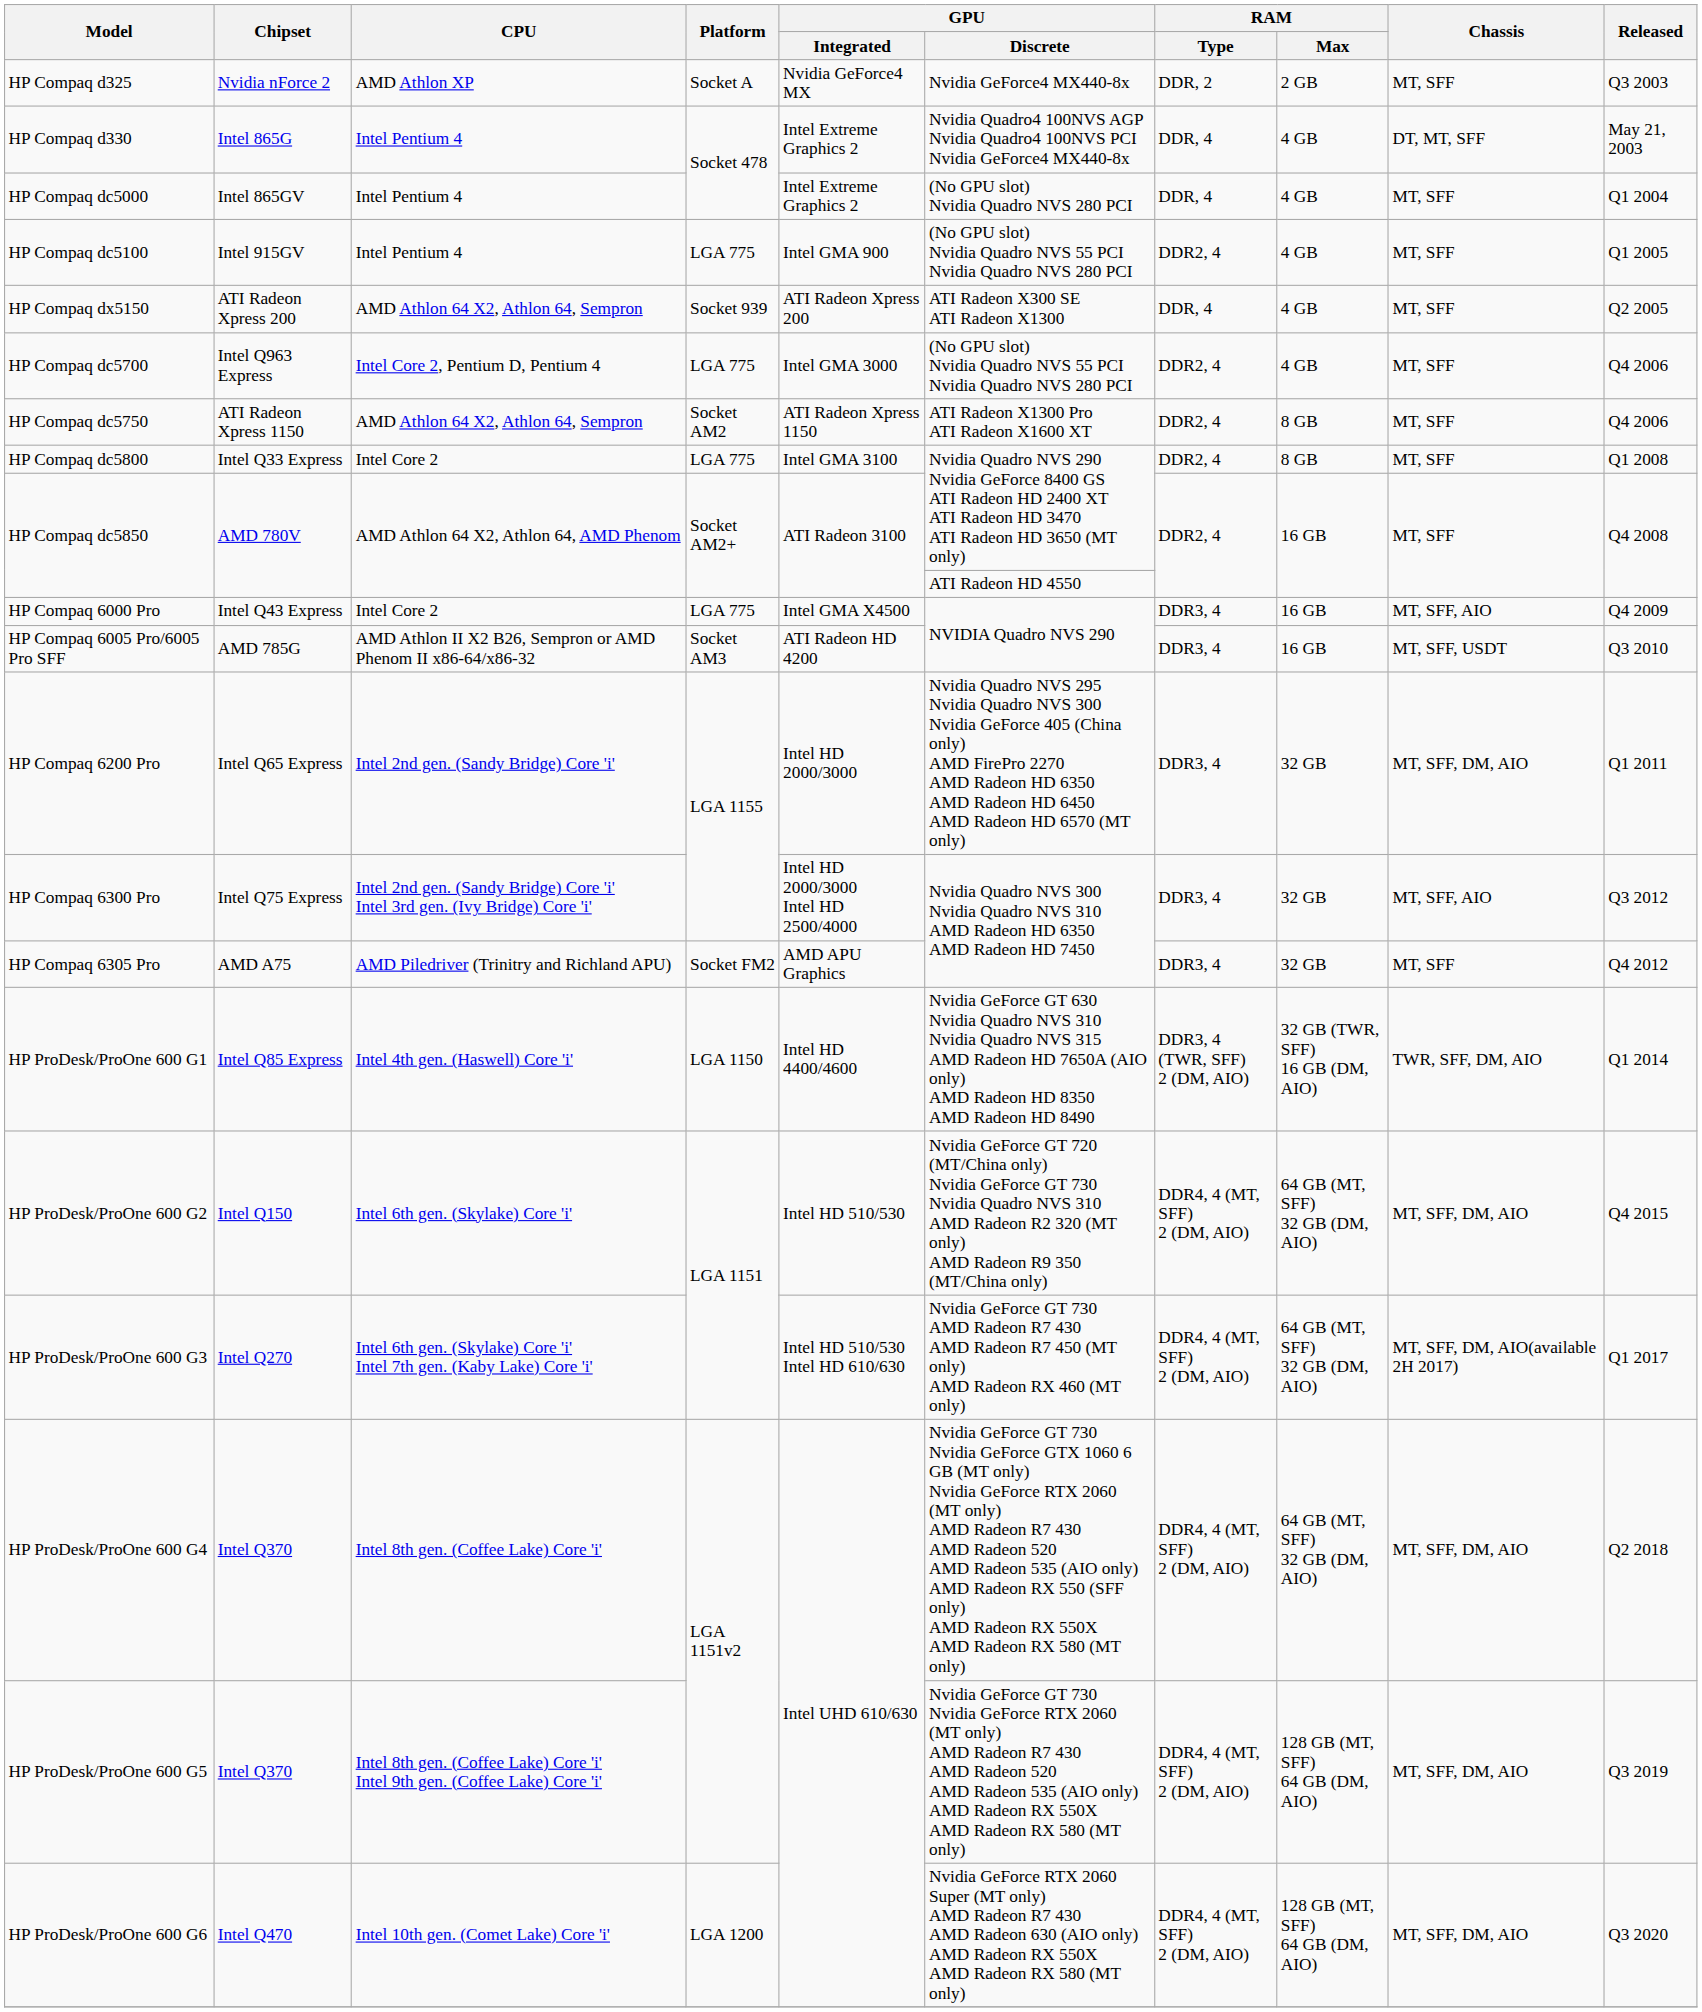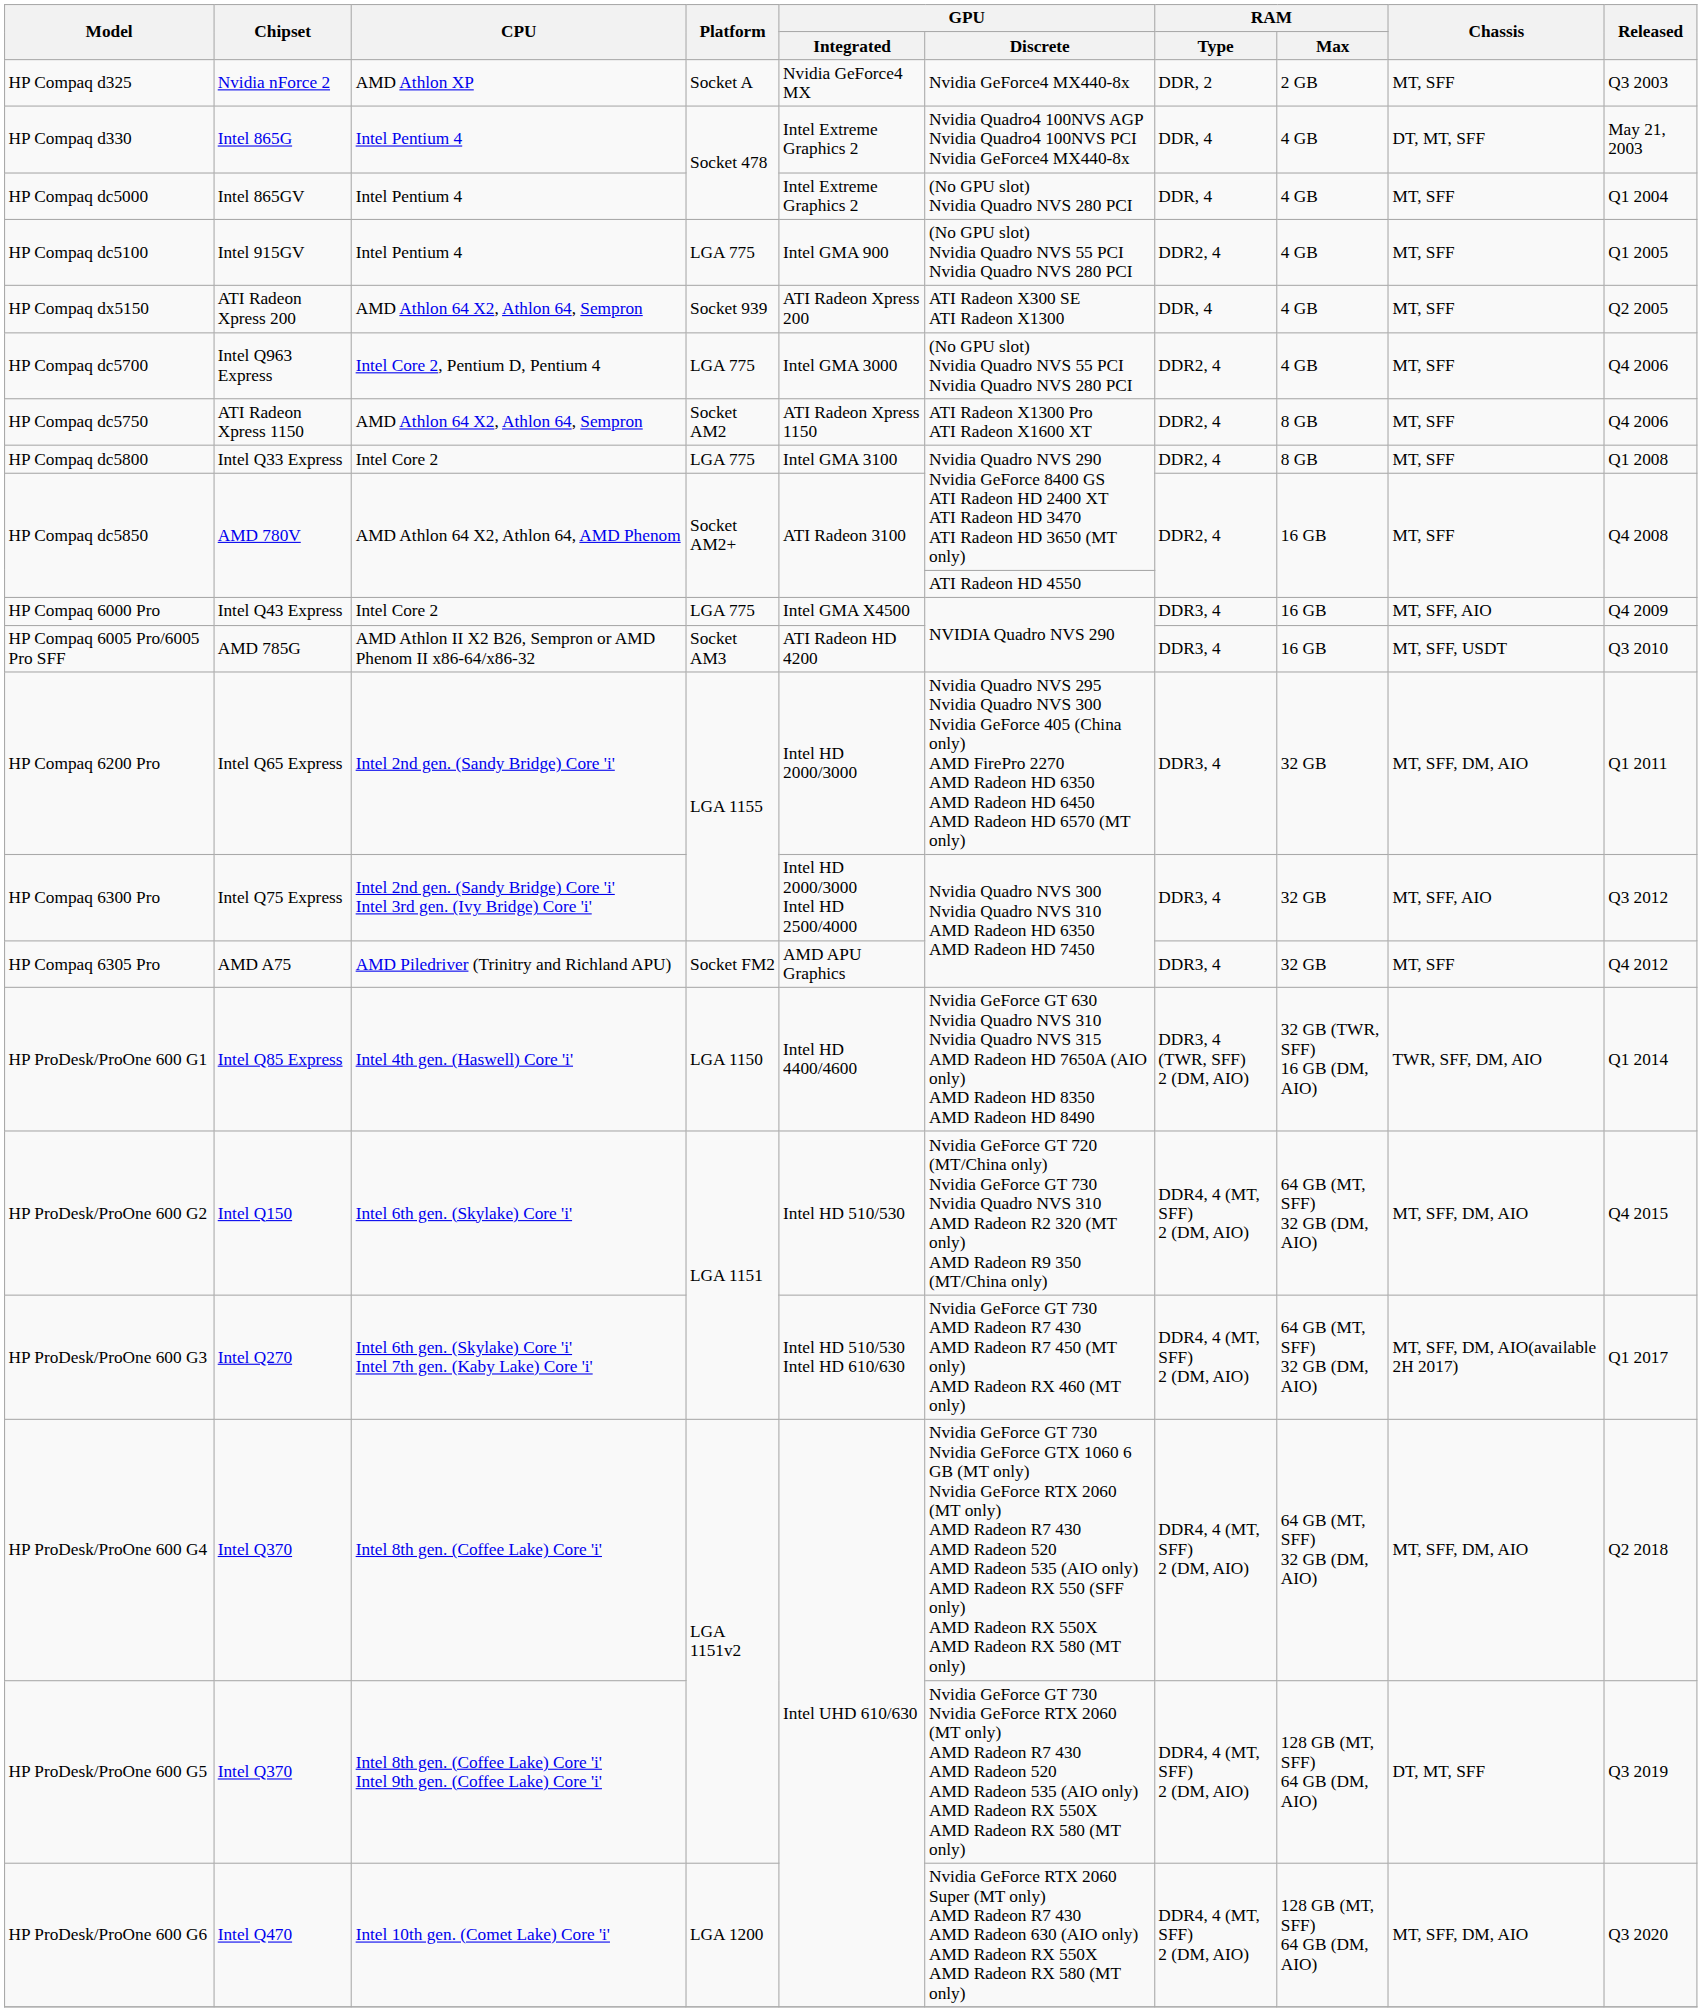(1460, 1771) MT, SFF, DM, AIO -> (1439, 1771) DT, MT, SFF
